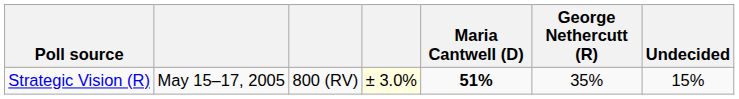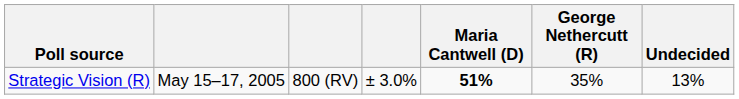(391, 80) lightyellow background -> (391, 80) no background
(688, 80) 15% -> (688, 80) 13%
